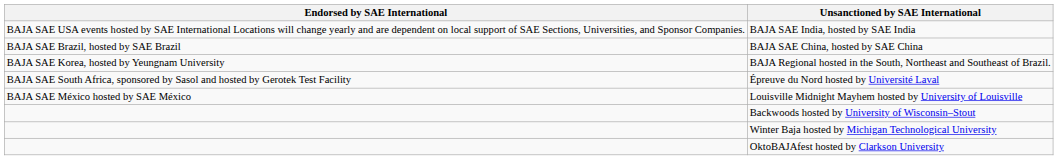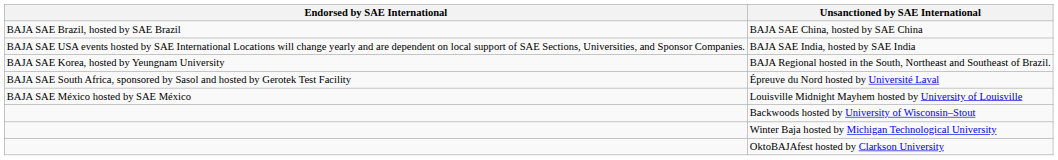rows swapped: (833, 29) <-> (836, 46)
